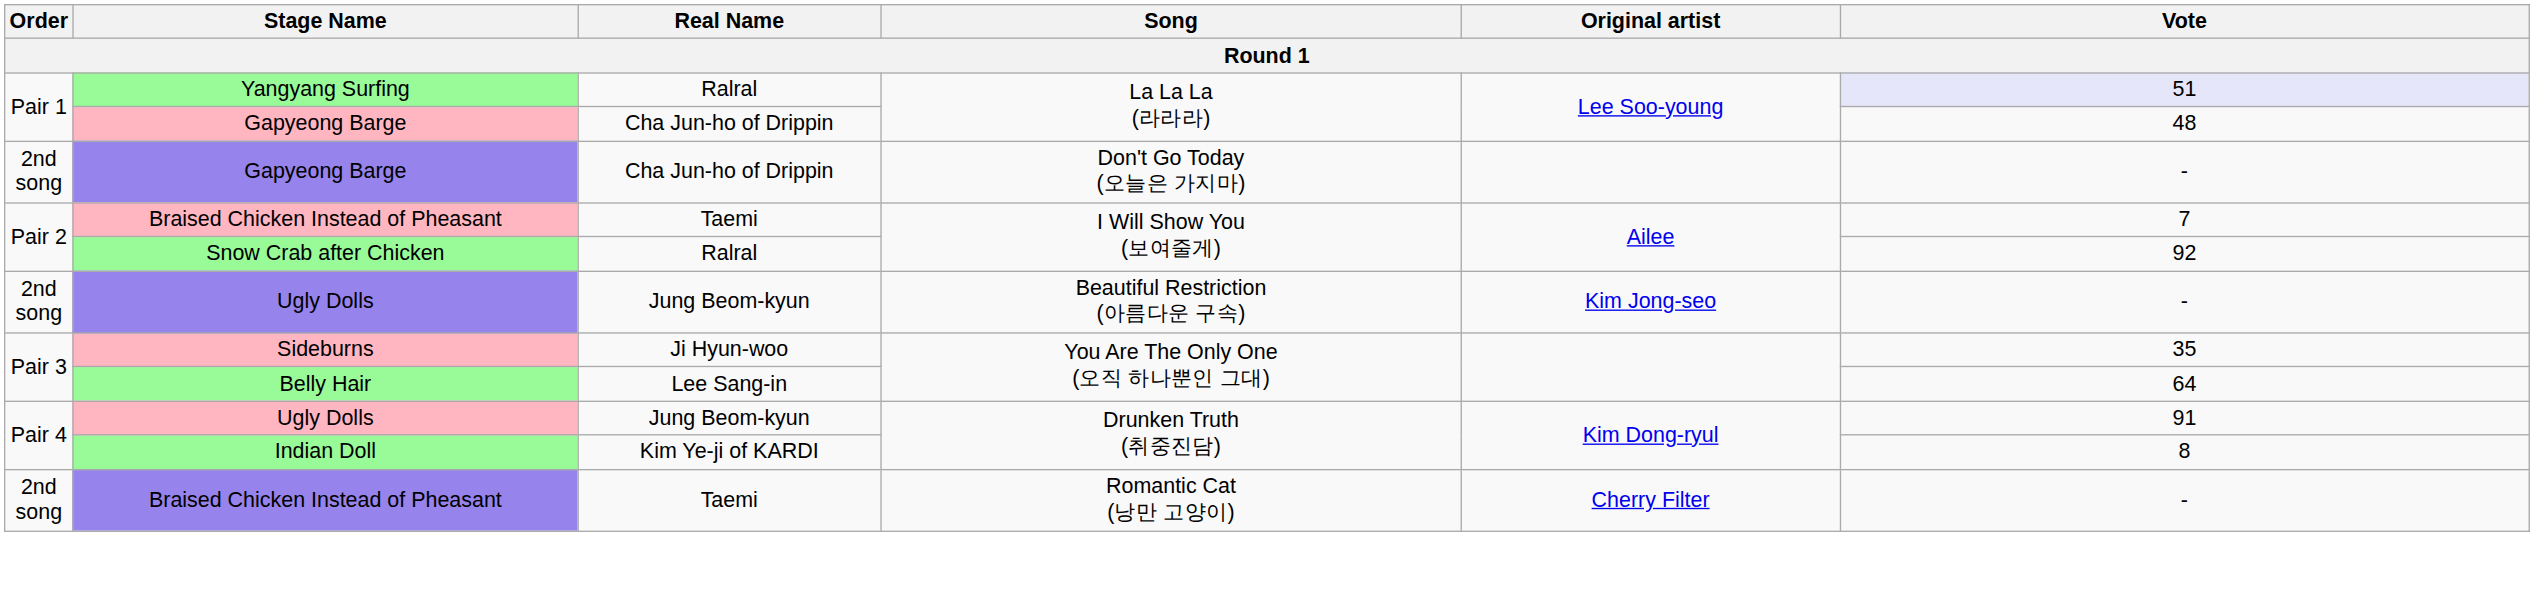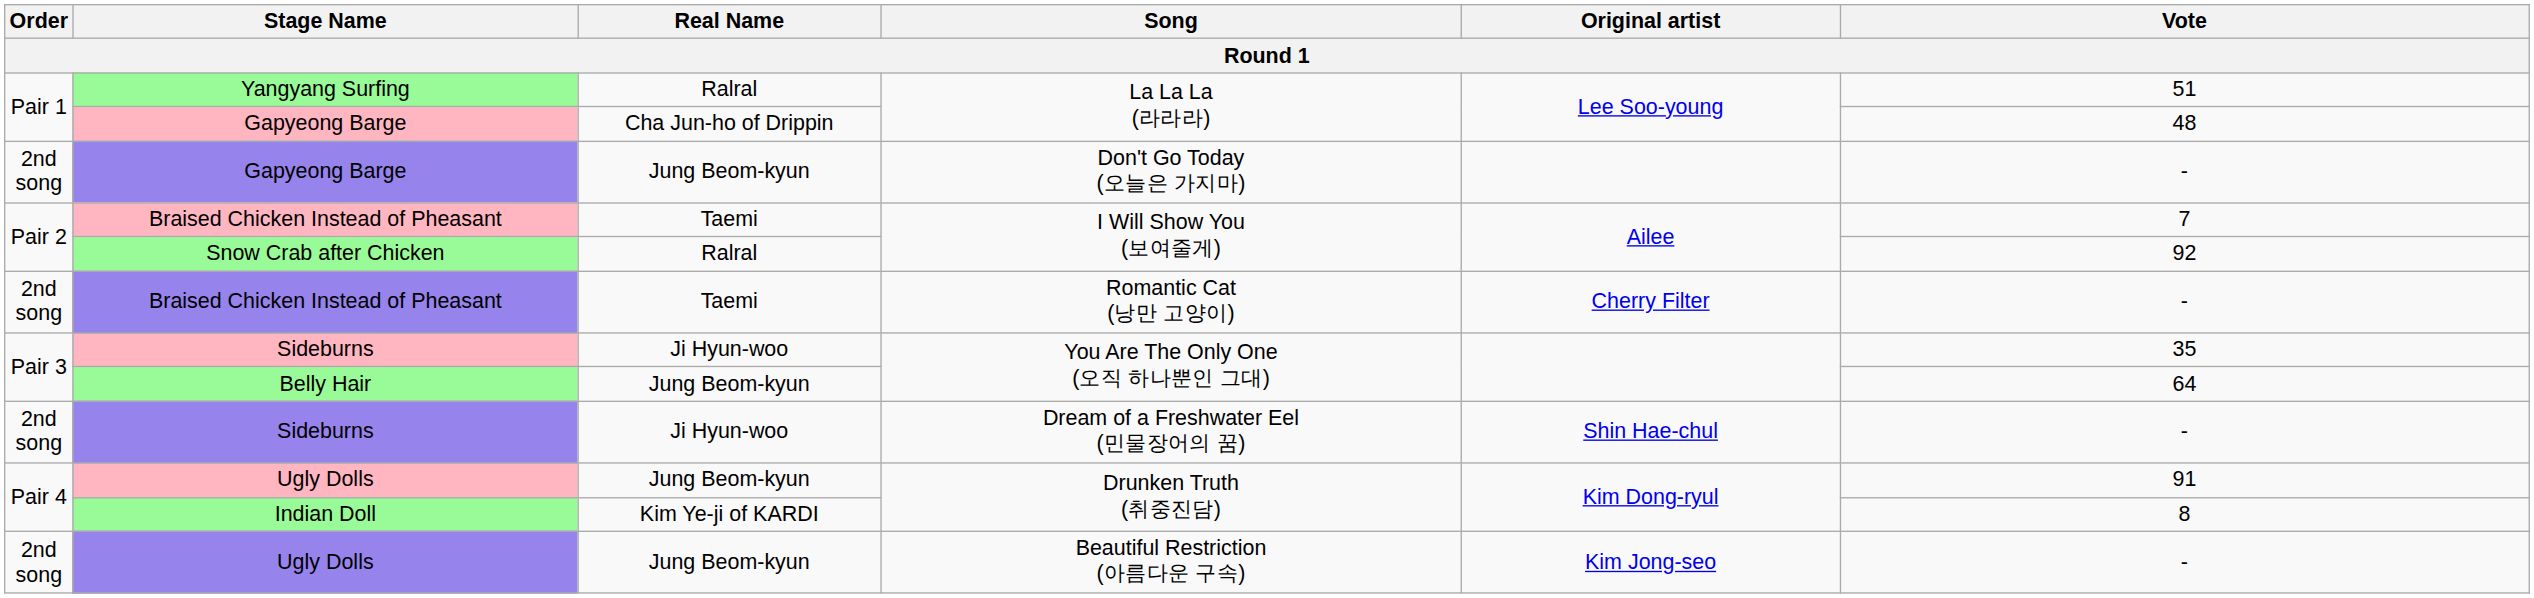(2184, 89) lavender background -> (2184, 89) no background
(729, 171) Cha Jun-ho of Drippin -> (729, 171) Jung Beom-kyun
rows swapped: (325, 499) <-> (325, 301)
(729, 383) Lee Sang-in -> (729, 383) Jung Beom-kyun
+ row: (325, 431)
